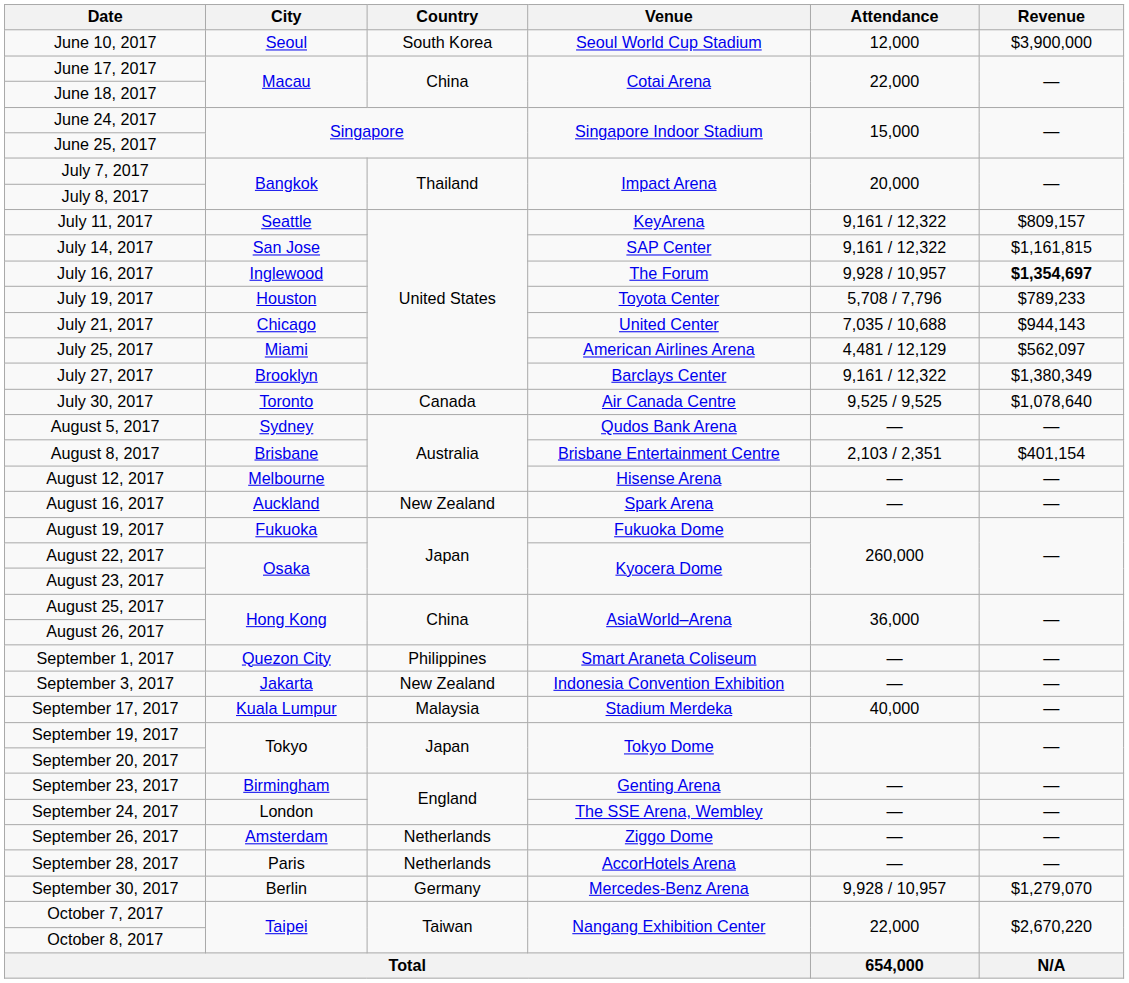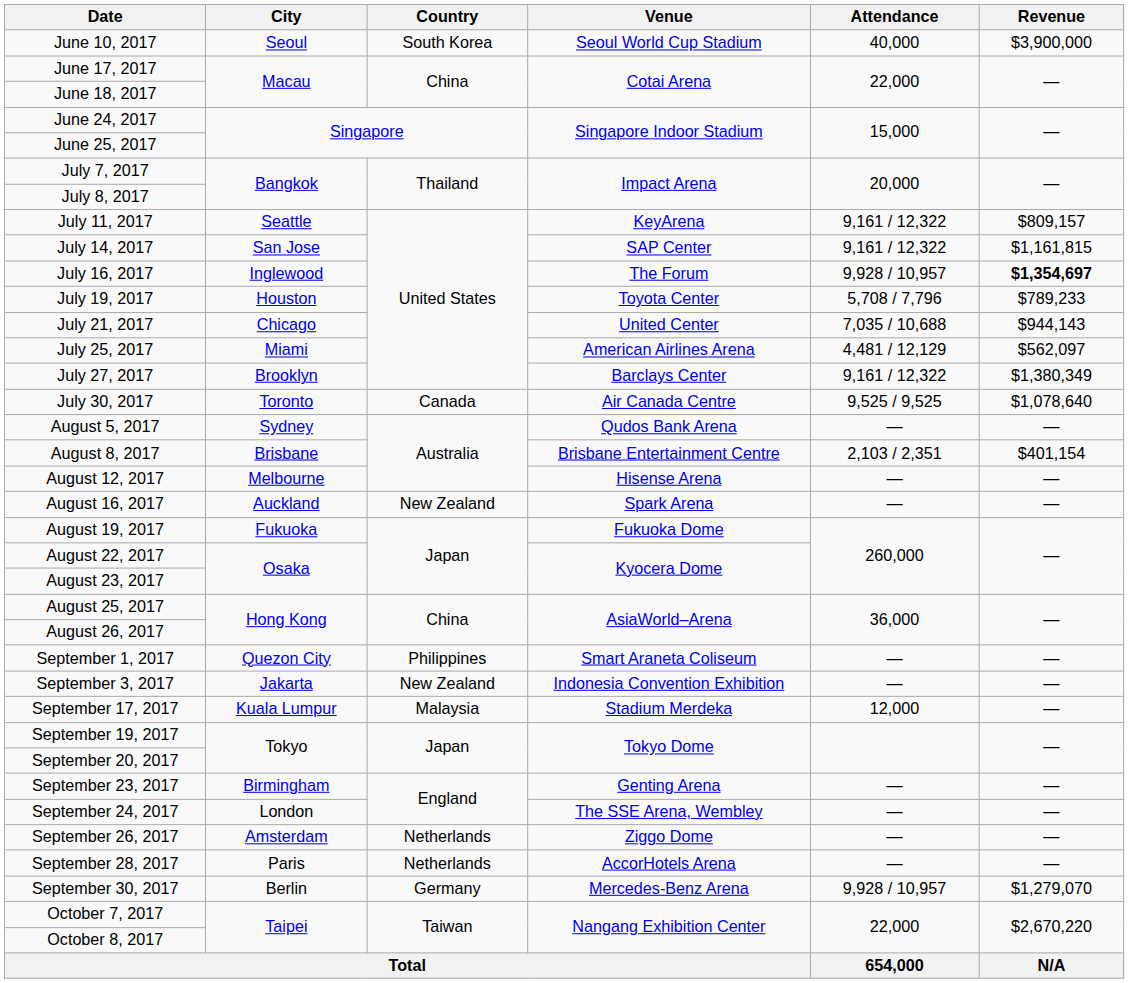(895, 42) 12,000 -> (895, 42) 40,000
(895, 709) 40,000 -> (895, 709) 12,000
